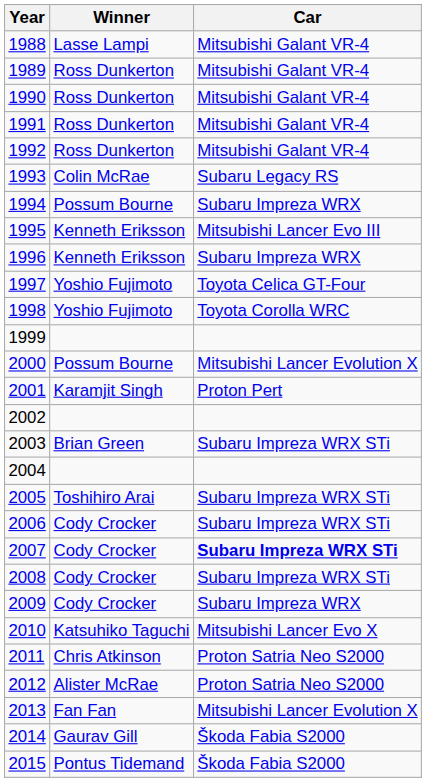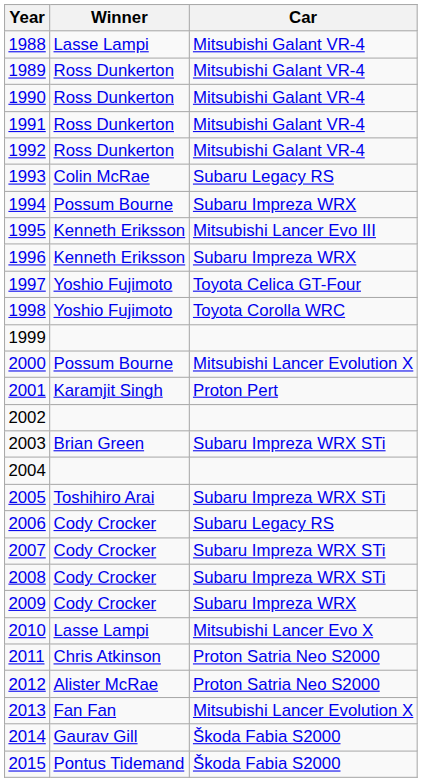(294, 524) Subaru Impreza WRX STi -> (263, 524) Subaru Legacy RS
(298, 550) bold -> (289, 550) normal
(122, 630) Katsuhiko Taguchi -> (101, 630) Lasse Lampi
